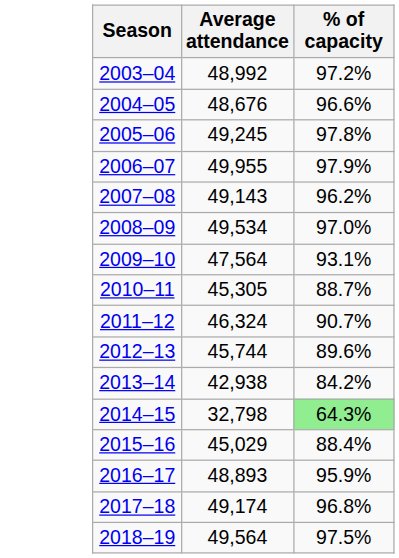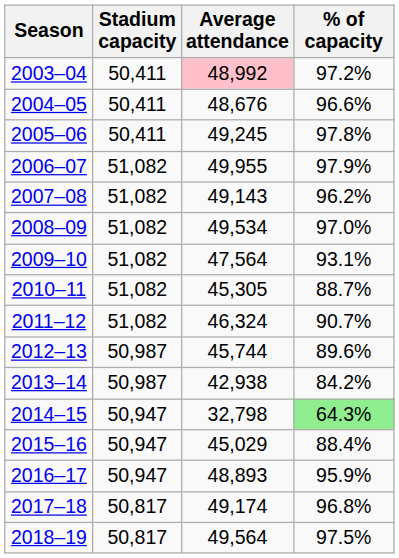+ column: (137, 31)
(237, 73) no background -> (237, 73) pink background
